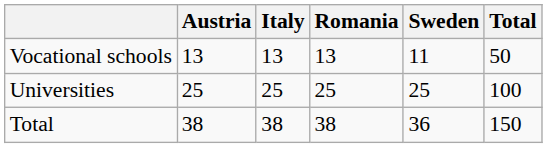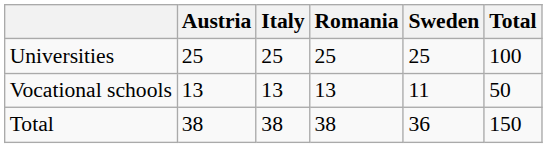rows swapped: (62, 90) <-> (91, 55)
